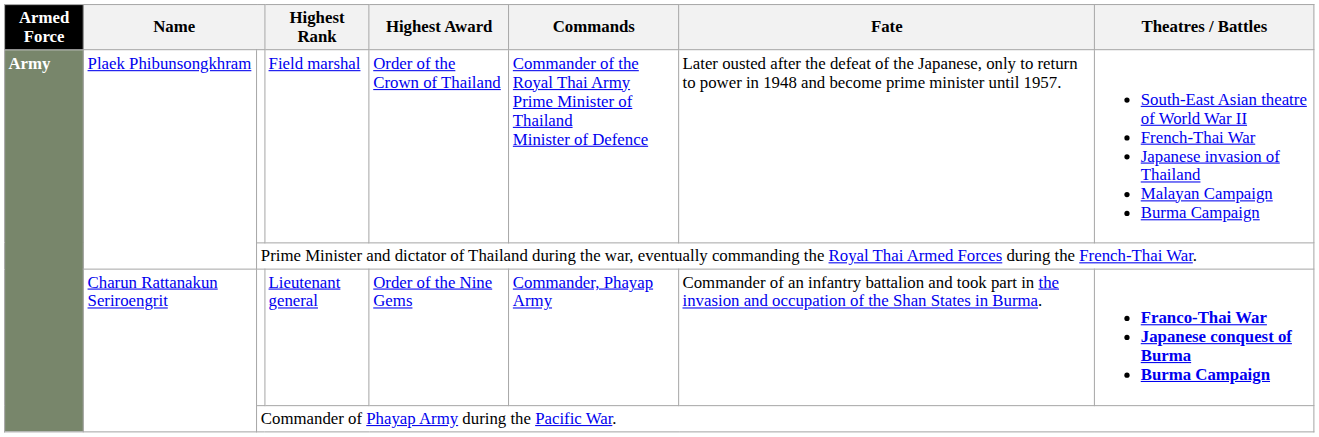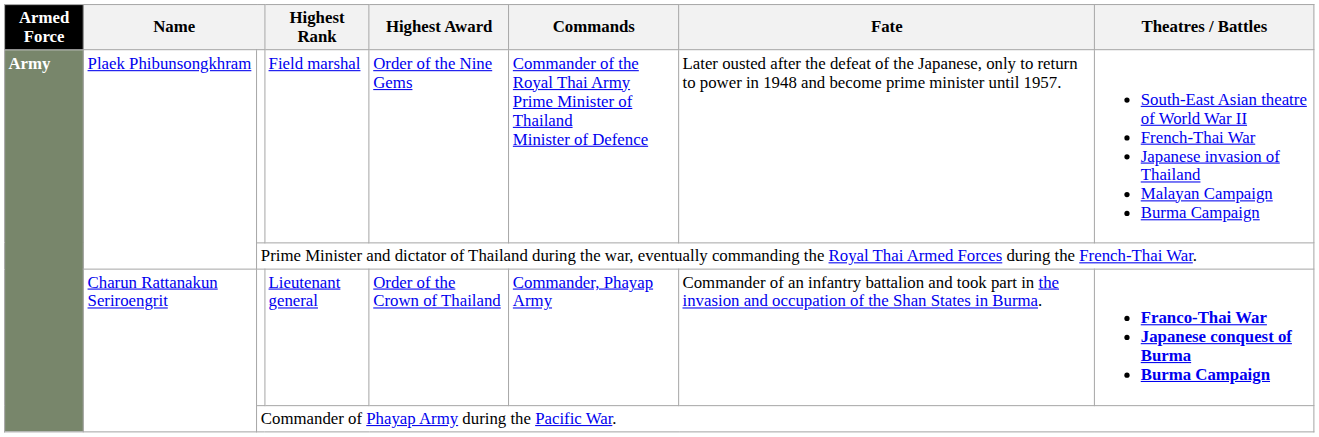(437, 72) Order of the Crown of Thailand -> (433, 72) Order of the Nine Gems
(433, 292) Order of the Nine Gems -> (437, 292) Order of the Crown of Thailand
